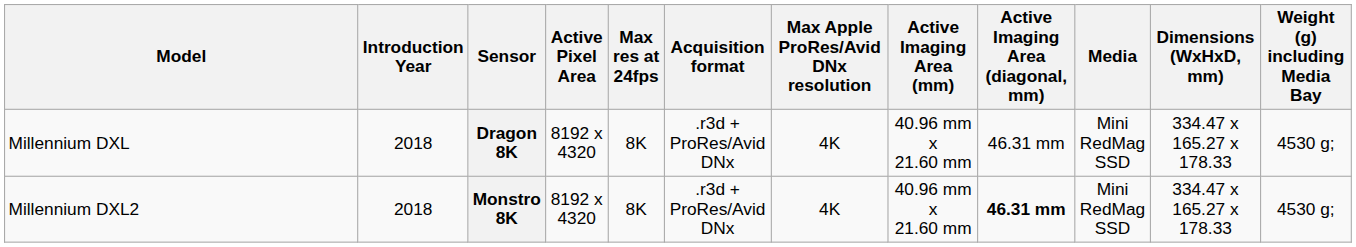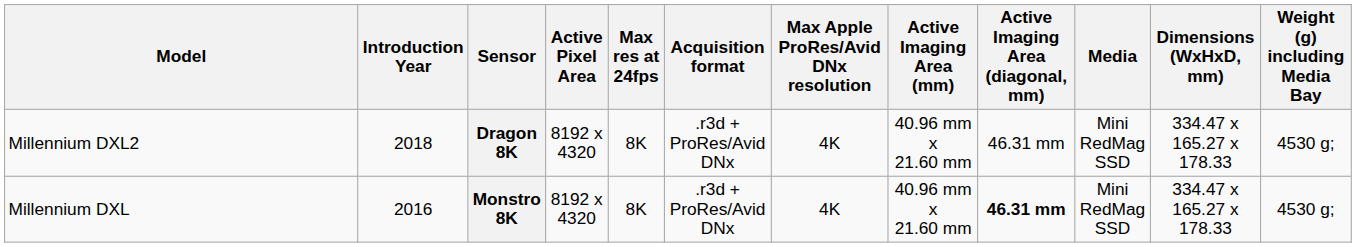(69, 142) Millennium DXL -> (74, 142) Millennium DXL2
(74, 209) Millennium DXL2 -> (69, 209) Millennium DXL
(413, 209) 2018 -> (413, 209) 2016
